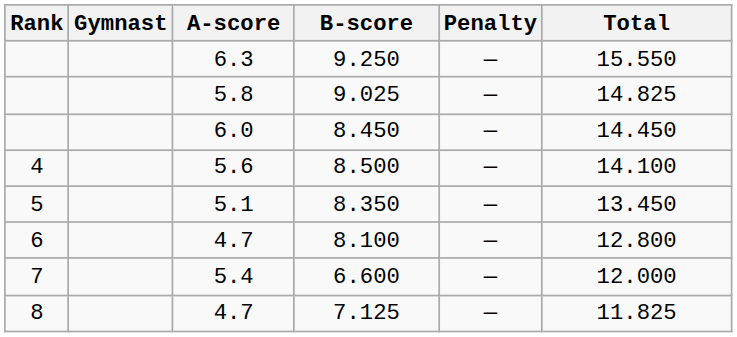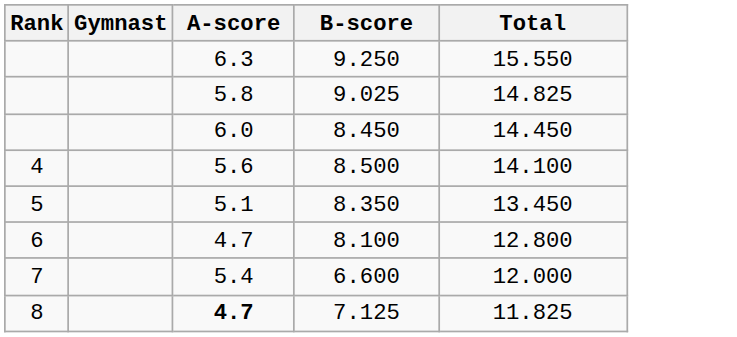- column: (490, 23)
(234, 313) normal -> (234, 313) bold
